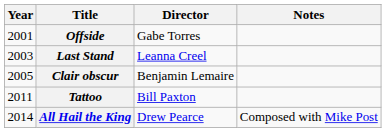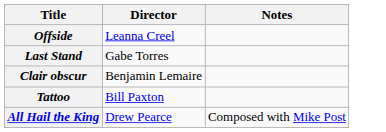- column: (20, 14)
(169, 35) Gabe Torres -> (140, 35) Leanna Creel
(172, 55) Leanna Creel -> (137, 55) Gabe Torres
